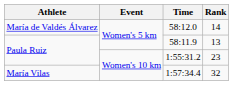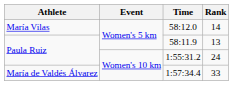(52, 27) María de Valdés Álvarez -> (28, 27) María Vilas
(216, 58) 23 -> (216, 58) 24
(28, 73) María Vilas -> (52, 73) María de Valdés Álvarez
(216, 73) 32 -> (216, 73) 33
